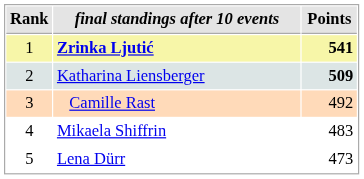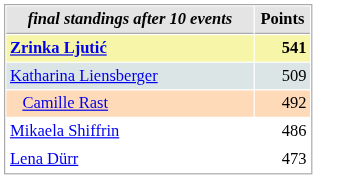- column: (29, 19)
(341, 75) bold -> (294, 75) normal
(341, 131) 483 -> (294, 131) 486
